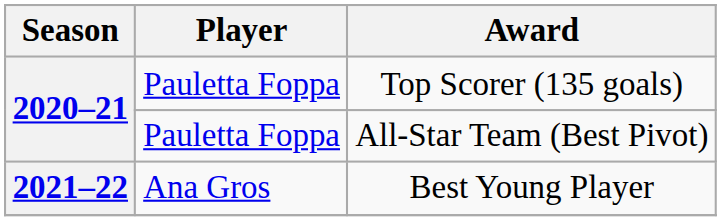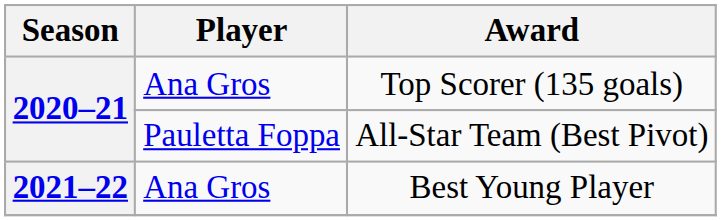(242, 82) Pauletta Foppa -> (207, 82) Ana Gros
